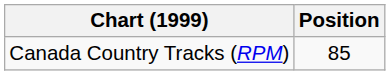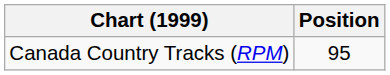(339, 53) 85 -> (339, 53) 95
